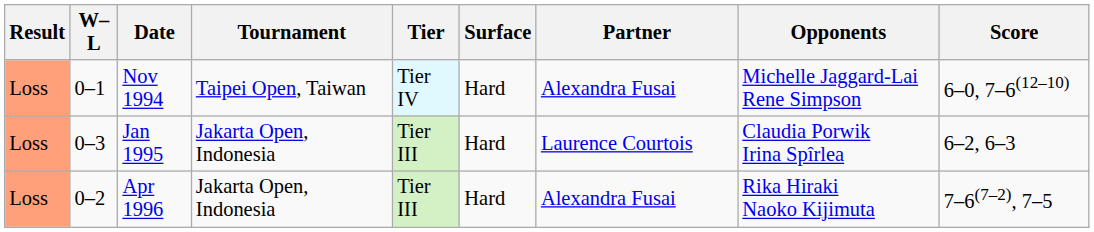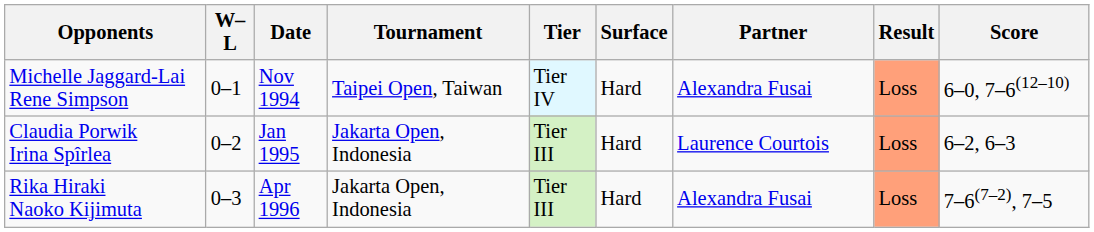columns swapped: (37, 32) <-> (838, 32)
(90, 143) 0–3 -> (226, 143) 0–2
(90, 198) 0–2 -> (226, 198) 0–3
